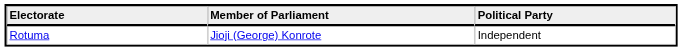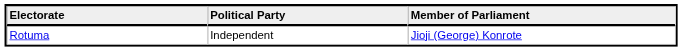columns swapped: (270, 15) <-> (515, 15)
